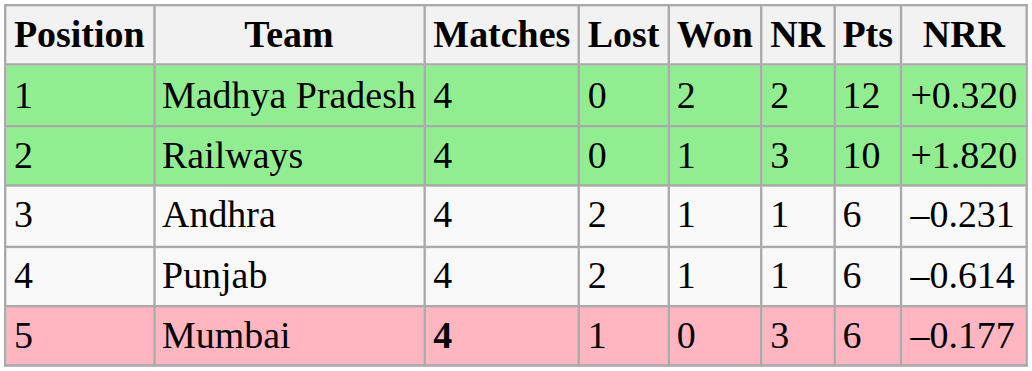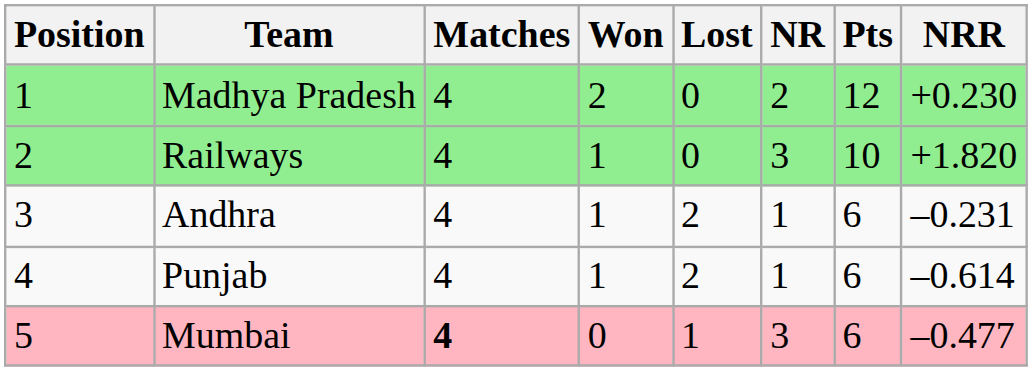columns swapped: (715, 34) <-> (624, 34)
(964, 94) +0.320 -> (964, 94) +0.230
(963, 335) –0.177 -> (963, 335) –0.477
